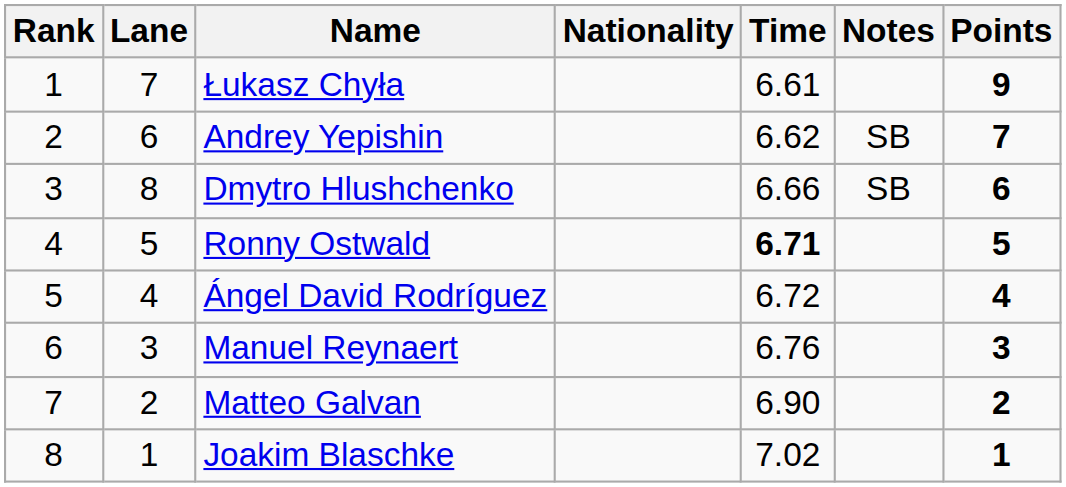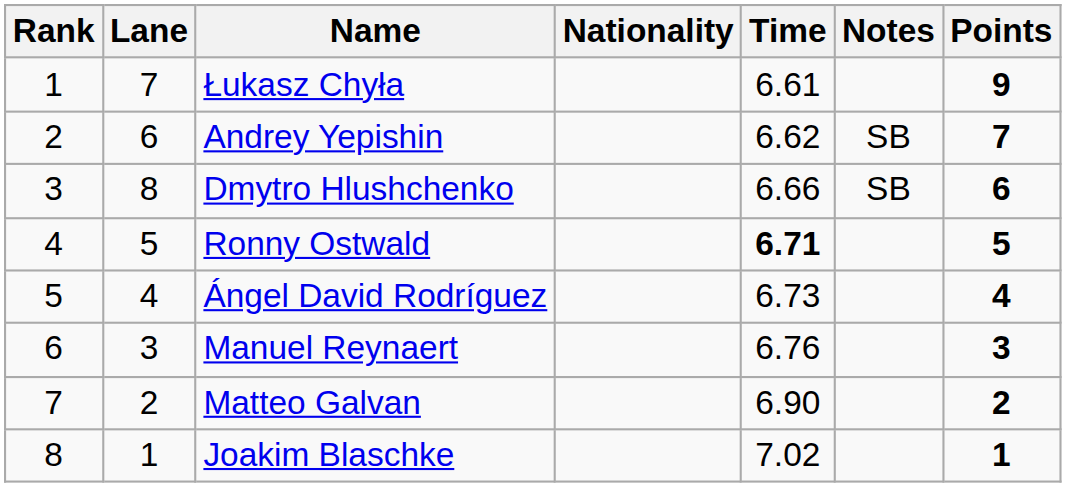(788, 296) 6.72 -> (788, 296) 6.73
